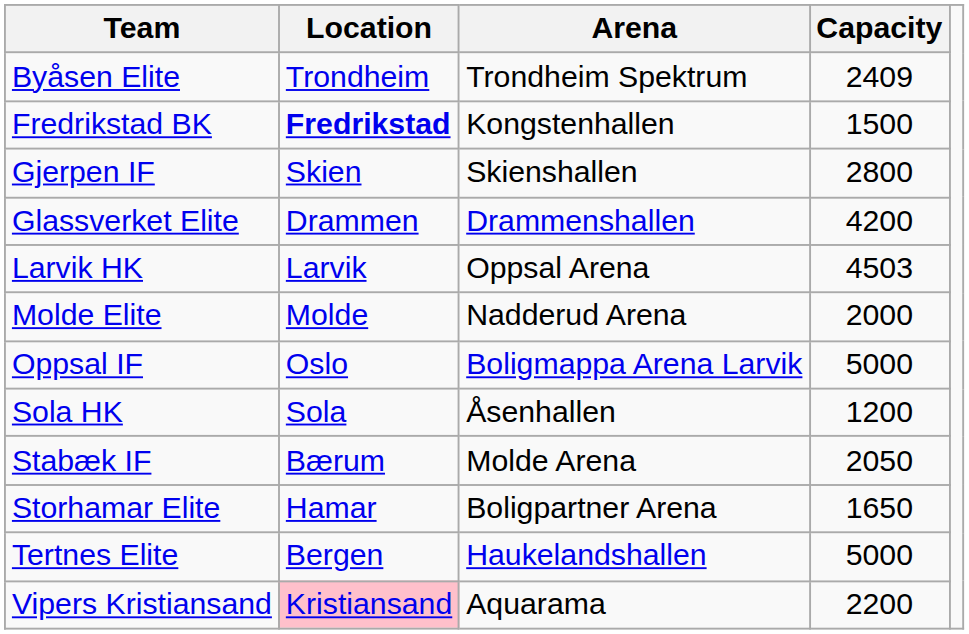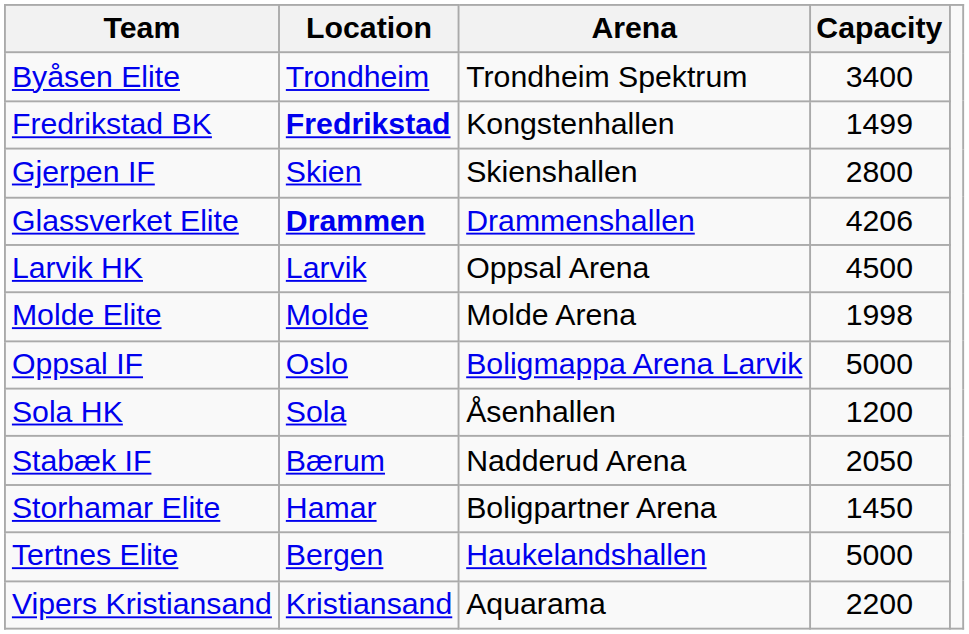(879, 76) 2409 -> (879, 76) 3400
(879, 124) 1500 -> (879, 124) 1499
(352, 220) normal -> (356, 220) bold
(879, 220) 4200 -> (879, 220) 4206
(879, 268) 4503 -> (879, 268) 4500
(576, 316) Nadderud Arena -> (551, 316) Molde Arena
(879, 316) 2000 -> (879, 316) 1998
(551, 460) Molde Arena -> (576, 460) Nadderud Arena
(879, 508) 1650 -> (879, 508) 1450
(369, 603) pink background -> (369, 603) no background
